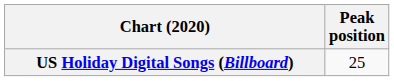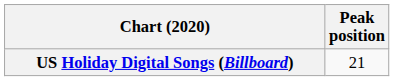(357, 62) 25 -> (357, 62) 21
